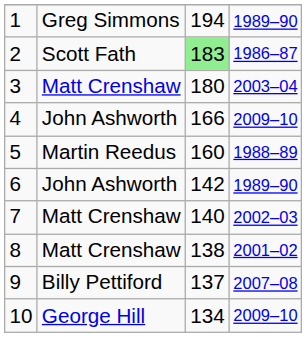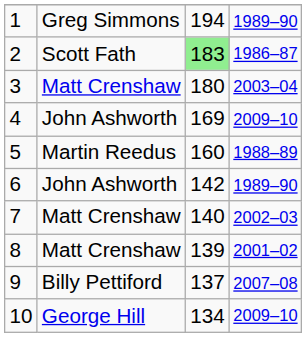(207, 119) 166 -> (207, 119) 169
(207, 250) 138 -> (207, 250) 139
